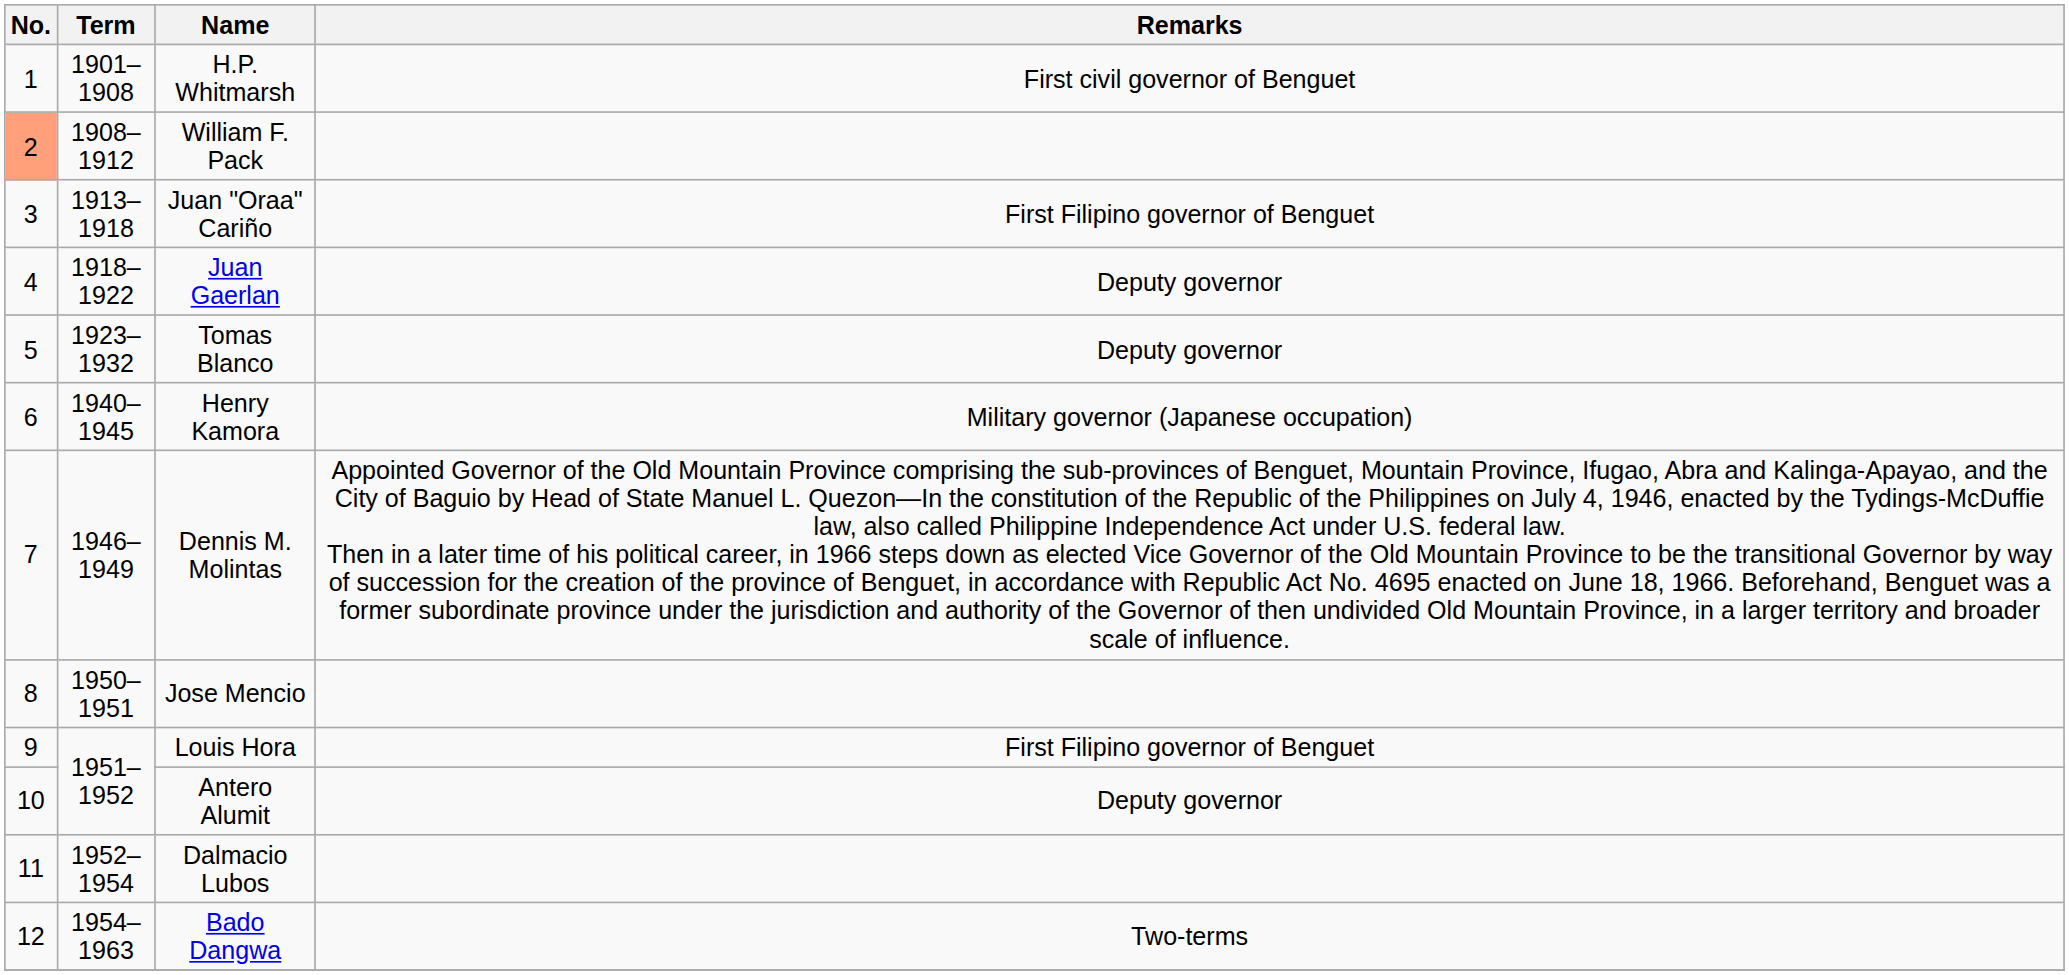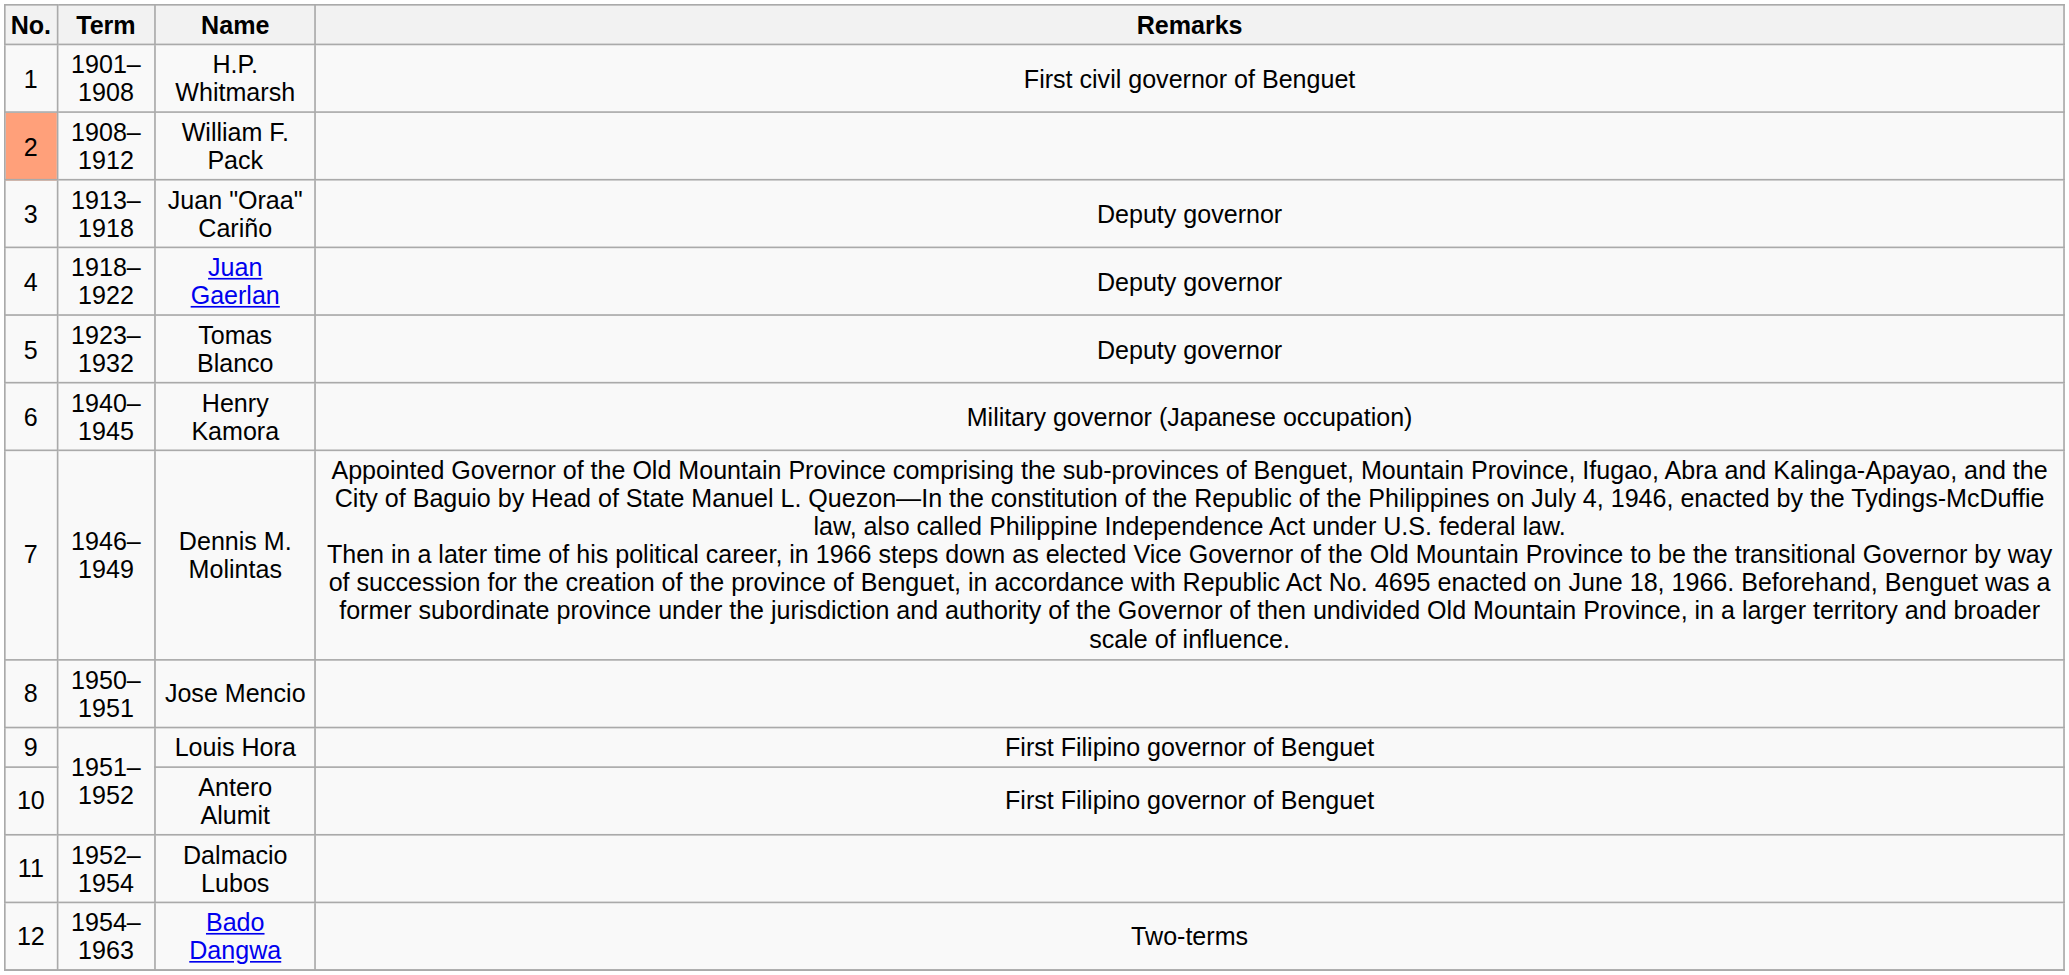(1190, 214) First Filipino governor of Benguet -> (1190, 214) Deputy governor
(1190, 801) Deputy governor -> (1190, 801) First Filipino governor of Benguet
